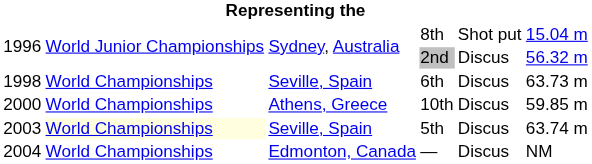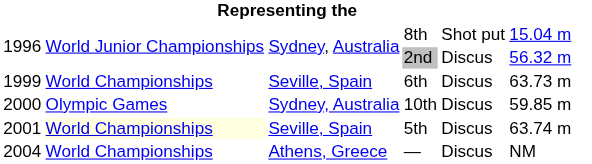(22, 81) 1998 -> (22, 81) 1999
(129, 104) World Championships -> (106, 104) Olympic Games
(328, 104) Athens, Greece -> (334, 104) Sydney, Australia
(22, 128) 2003 -> (22, 128) 2001
(342, 152) Edmonton, Canada -> (328, 152) Athens, Greece
